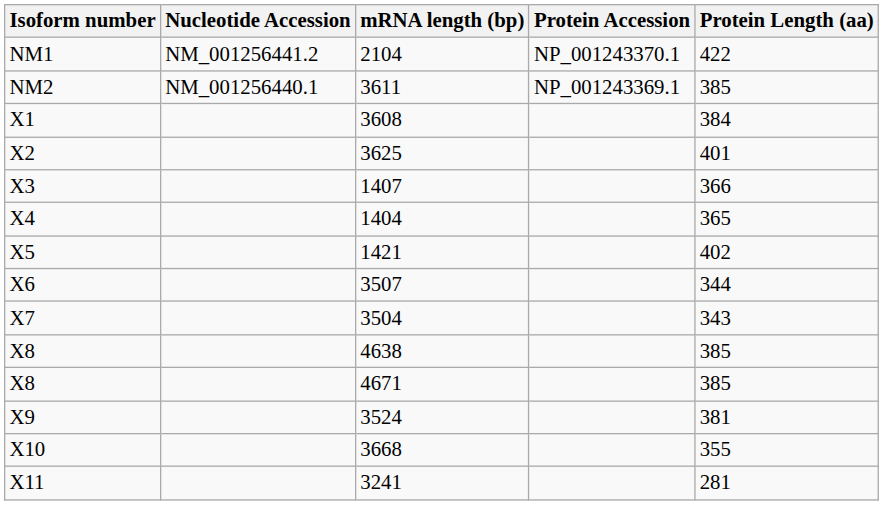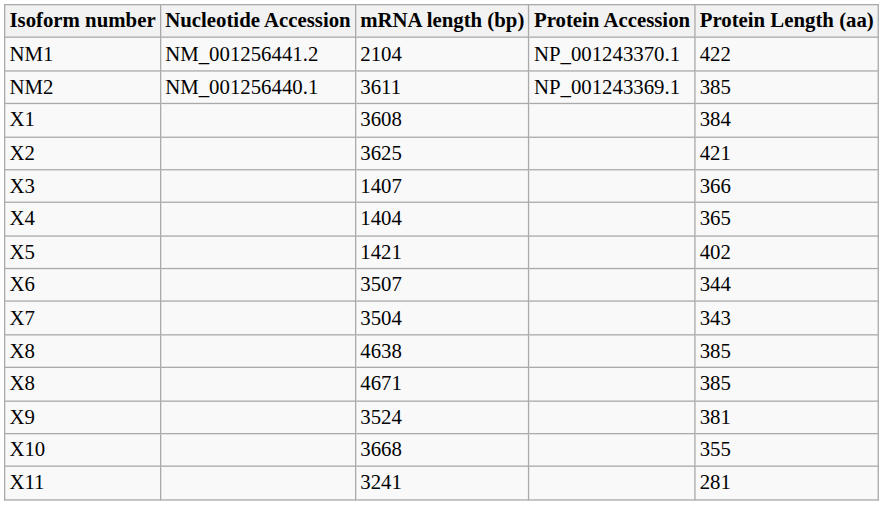(715, 152) 401 -> (715, 152) 421
